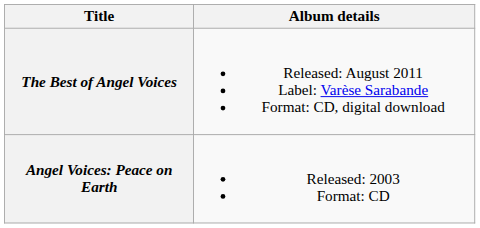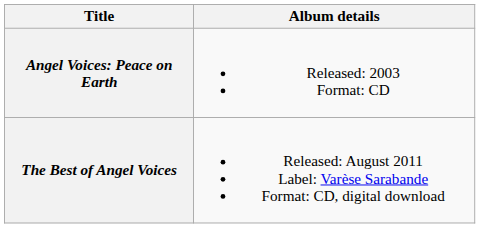rows swapped: (99, 178) <-> (99, 81)
